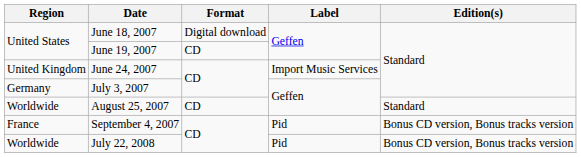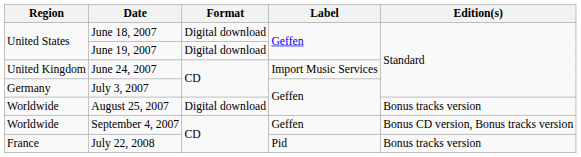(193, 50) CD -> (225, 50) Digital download
(193, 106) CD -> (225, 106) Digital download
(404, 106) Standard -> (432, 106) Bonus tracks version
(23, 124) France -> (33, 124) Worldwide
(279, 124) Pid -> (287, 124) Geffen
(33, 143) Worldwide -> (23, 143) France
(478, 143) Bonus CD version, Bonus tracks version -> (432, 143) Bonus tracks version
